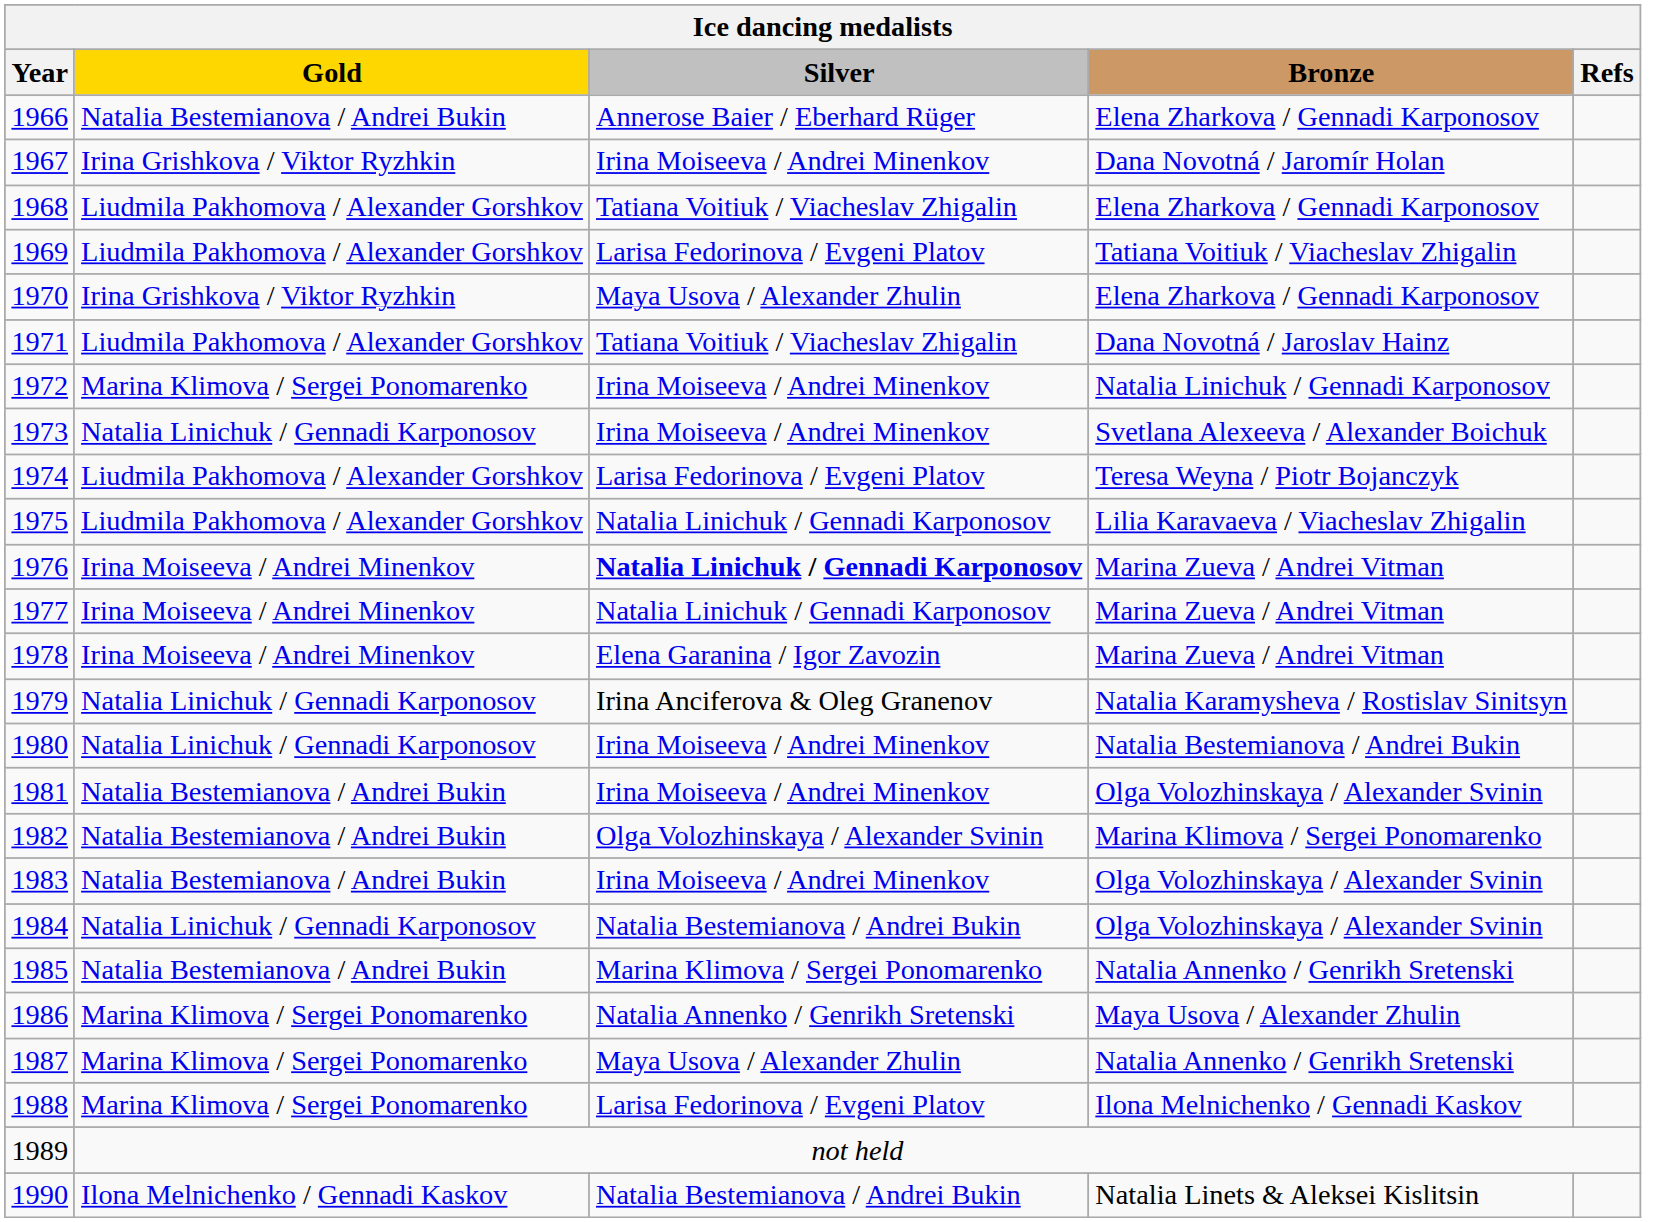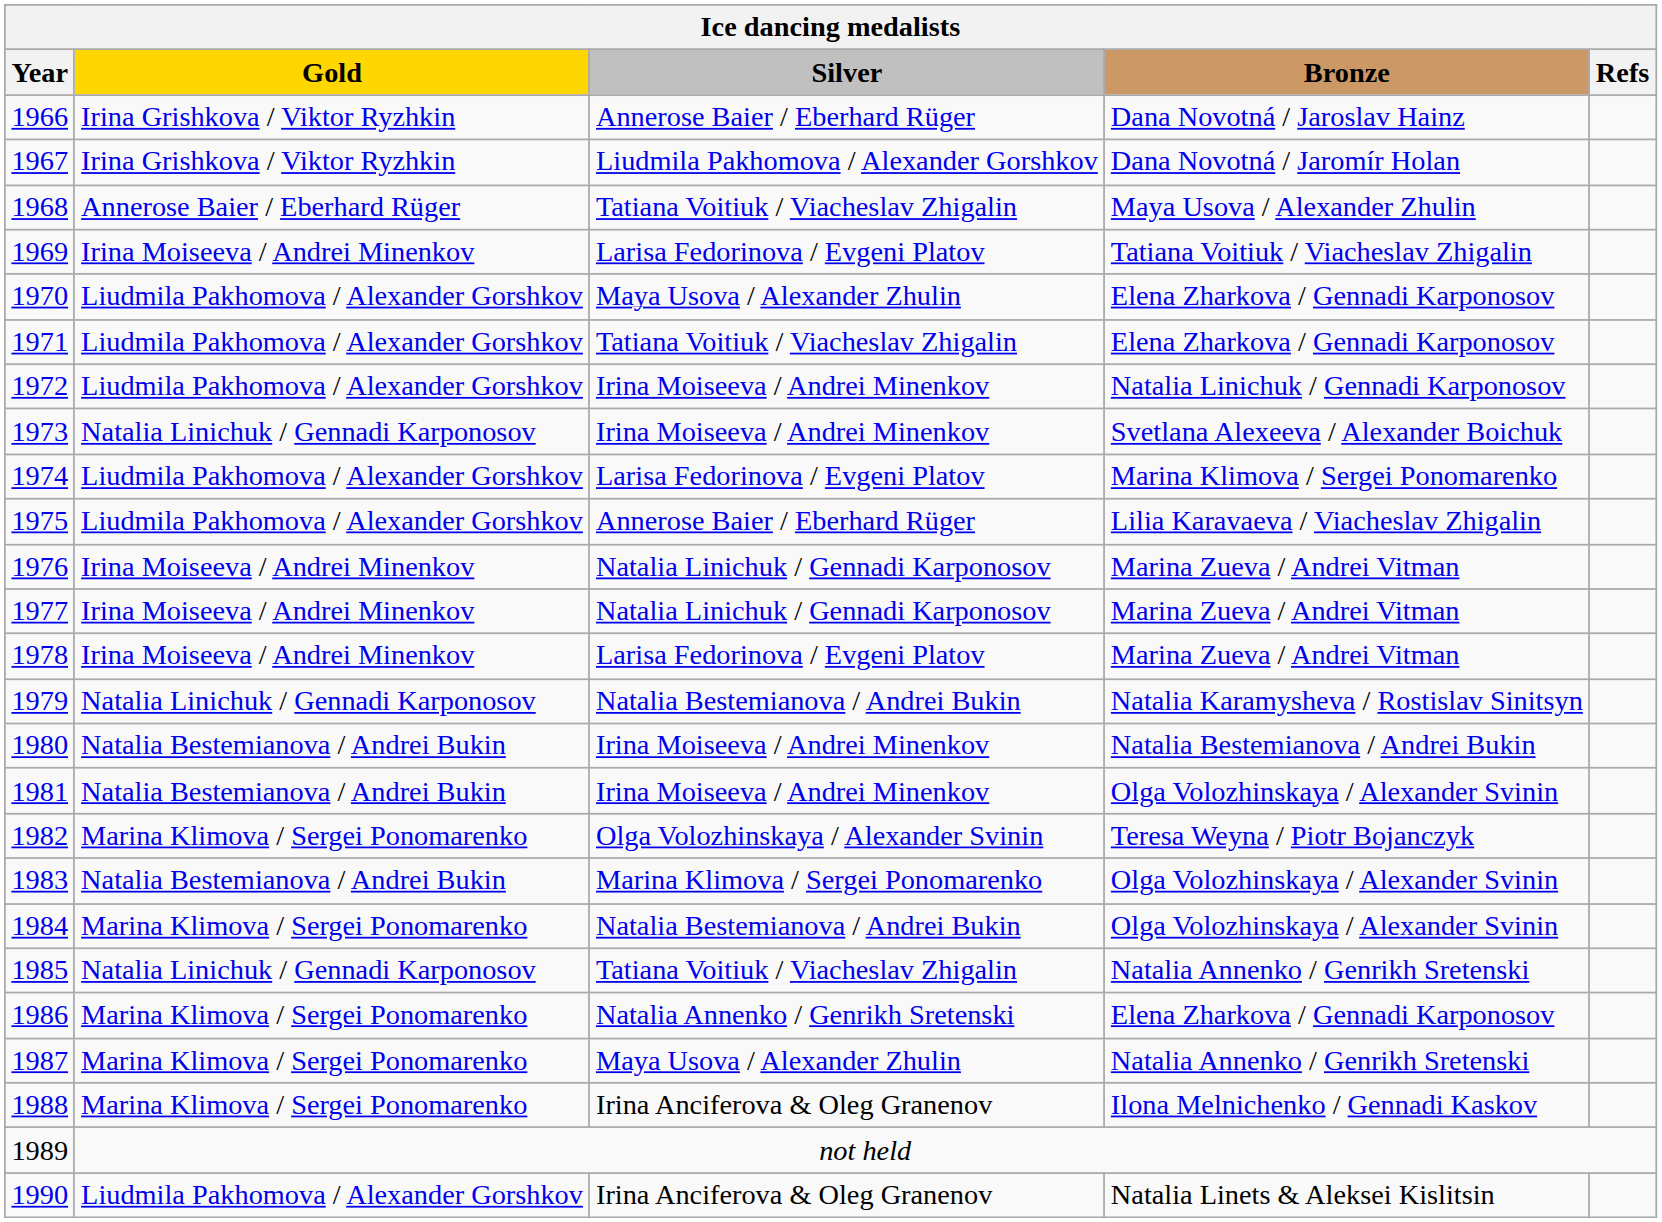(293, 116) Natalia Bestemianova / Andrei Bukin -> (268, 116) Irina Grishkova / Viktor Ryzhkin
(1317, 116) Elena Zharkova / Gennadi Karponosov -> (1288, 116) Dana Novotná / Jaroslav Hainz
(793, 161) Irina Moiseeva / Andrei Minenkov -> (847, 161) Liudmila Pakhomova / Alexander Gorshkov
(332, 206) Liudmila Pakhomova / Alexander Gorshkov -> (271, 206) Annerose Baier / Eberhard Rüger
(1317, 206) Elena Zharkova / Gennadi Karponosov -> (1293, 206) Maya Usova / Alexander Zhulin
(332, 251) Liudmila Pakhomova / Alexander Gorshkov -> (278, 251) Irina Moiseeva / Andrei Minenkov
(268, 296) Irina Grishkova / Viktor Ryzhkin -> (332, 296) Liudmila Pakhomova / Alexander Gorshkov
(1272, 341) Dana Novotná / Jaroslav Hainz -> (1333, 341) Elena Zharkova / Gennadi Karponosov
(304, 386) Marina Klimova / Sergei Ponomarenko -> (332, 386) Liudmila Pakhomova / Alexander Gorshkov
(1277, 476) Teresa Weyna / Piotr Bojanczyk -> (1334, 476) Marina Klimova / Sergei Ponomarenko
(823, 521) Natalia Linichuk / Gennadi Karponosov -> (786, 521) Annerose Baier / Eberhard Rüger
(839, 565) bold -> (823, 565) normal
(768, 655) Elena Garanina / Igor Zavozin -> (790, 655) Larisa Fedorinova / Evgeni Platov
(794, 700) Irina Anciferova & Oleg Granenov -> (808, 700) Natalia Bestemianova / Andrei Bukin
(308, 745) Natalia Linichuk / Gennadi Karponosov -> (293, 745) Natalia Bestemianova / Andrei Bukin
(293, 835) Natalia Bestemianova / Andrei Bukin -> (304, 835) Marina Klimova / Sergei Ponomarenko
(1318, 835) Marina Klimova / Sergei Ponomarenko -> (1293, 835) Teresa Weyna / Piotr Bojanczyk
(793, 880) Irina Moiseeva / Andrei Minenkov -> (819, 880) Marina Klimova / Sergei Ponomarenko
(308, 925) Natalia Linichuk / Gennadi Karponosov -> (304, 925) Marina Klimova / Sergei Ponomarenko
(293, 970) Natalia Bestemianova / Andrei Bukin -> (308, 970) Natalia Linichuk / Gennadi Karponosov
(819, 970) Marina Klimova / Sergei Ponomarenko -> (807, 970) Tatiana Voitiuk / Viacheslav Zhigalin
(1278, 1015) Maya Usova / Alexander Zhulin -> (1333, 1015) Elena Zharkova / Gennadi Karponosov
(790, 1104) Larisa Fedorinova / Evgeni Platov -> (794, 1104) Irina Anciferova & Oleg Granenov
(294, 1194) Ilona Melnichenko / Gennadi Kaskov -> (332, 1194) Liudmila Pakhomova / Alexander Gorshkov
(808, 1194) Natalia Bestemianova / Andrei Bukin -> (794, 1194) Irina Anciferova & Oleg Granenov
